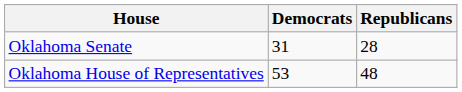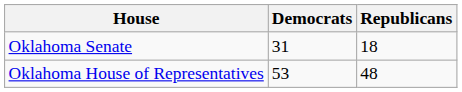(369, 45) 28 -> (369, 45) 18
